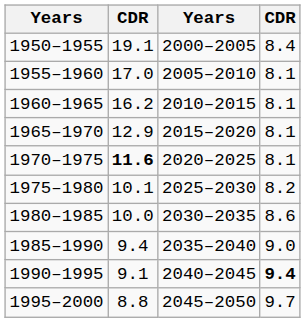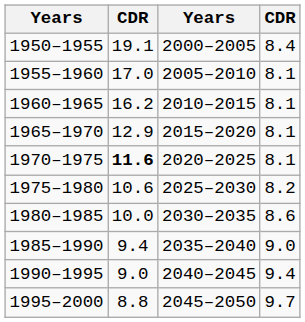(133, 189) 10.1 -> (133, 189) 10.6
(133, 274) 9.1 -> (133, 274) 9.0
(280, 274) bold -> (280, 274) normal
